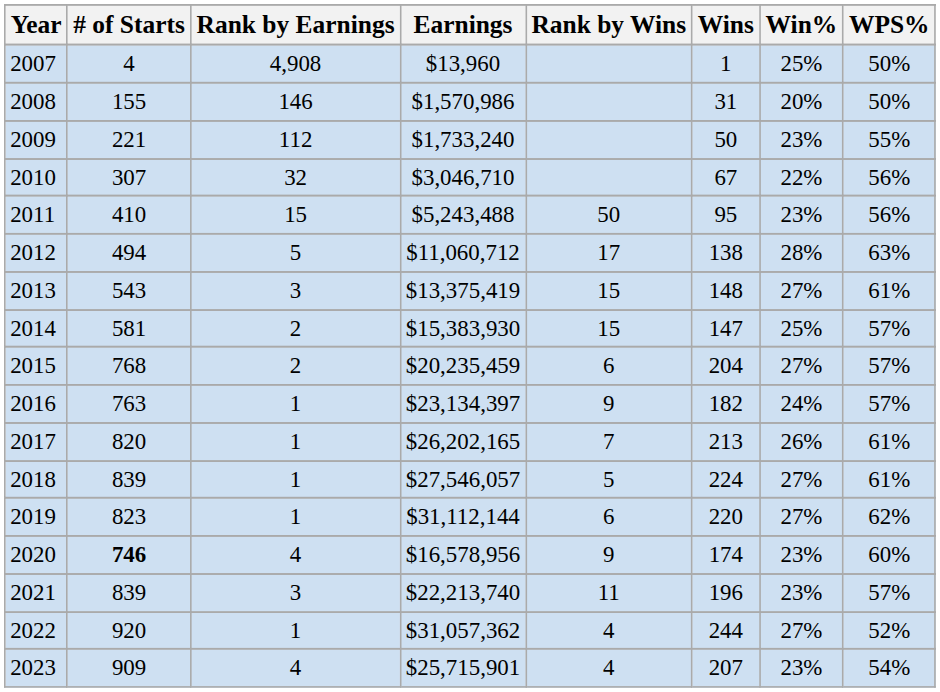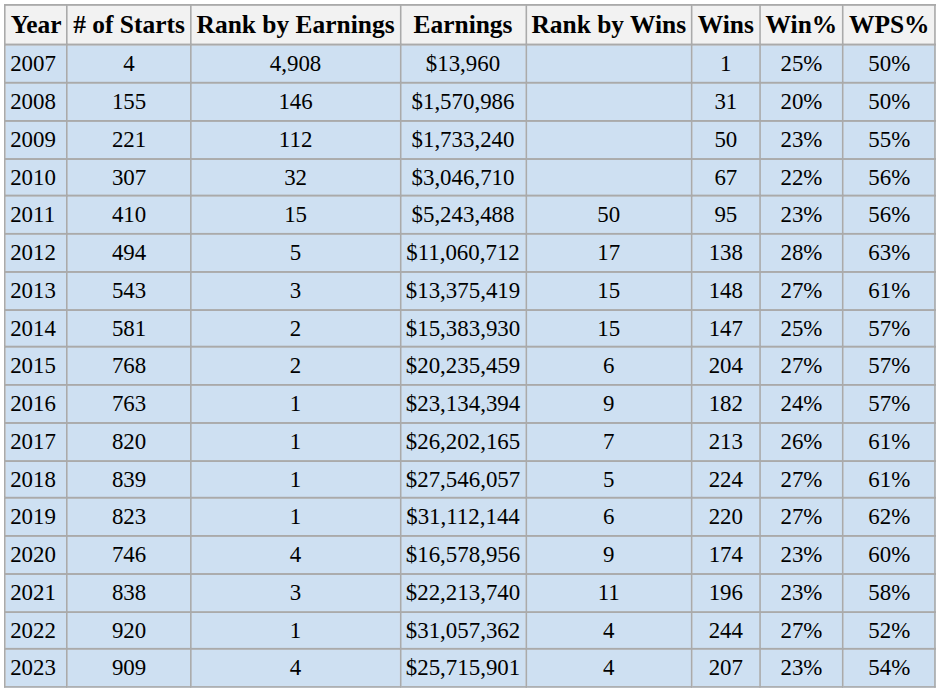(463, 403) $23,134,397 -> (463, 403) $23,134,394
(129, 554) bold -> (129, 554) normal
(129, 592) 839 -> (129, 592) 838
(889, 592) 57% -> (889, 592) 58%
